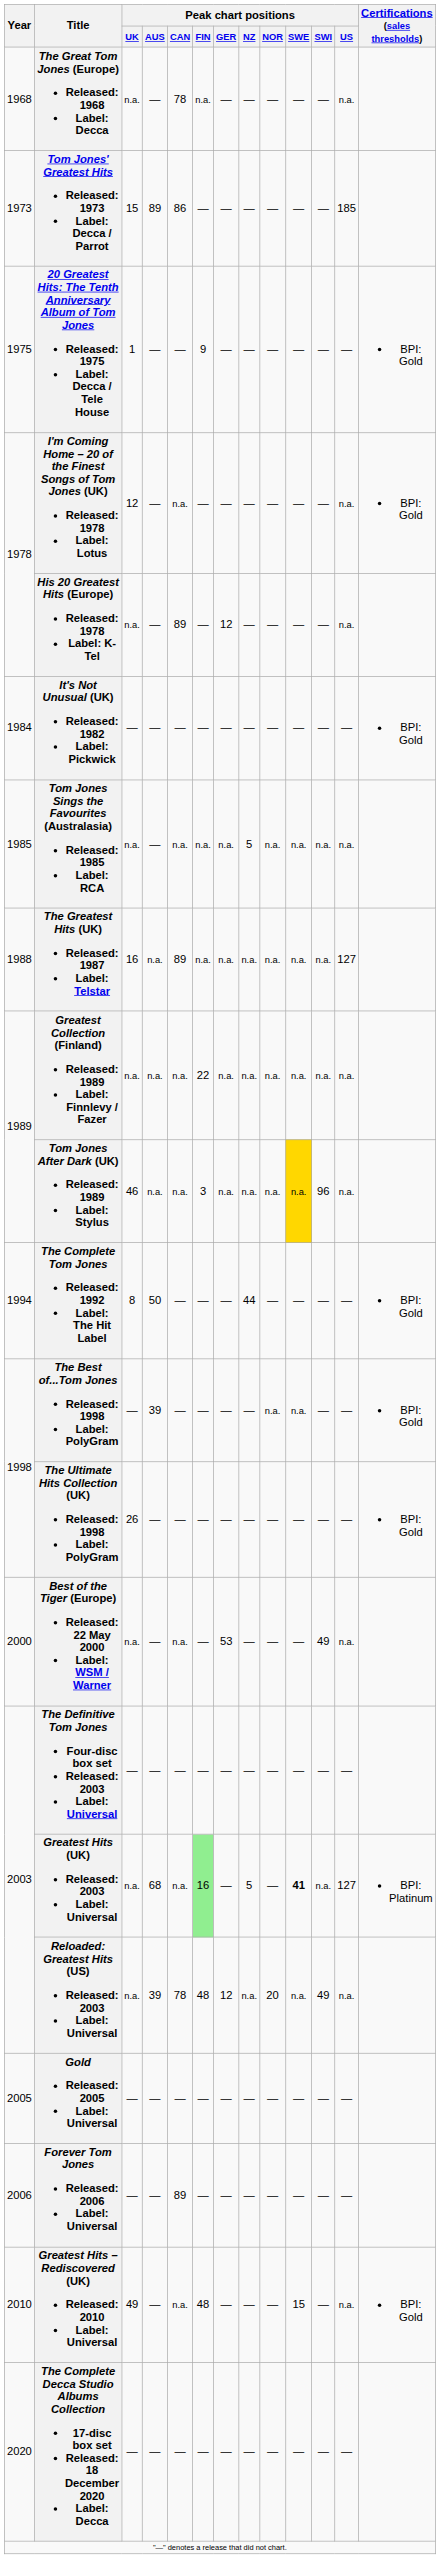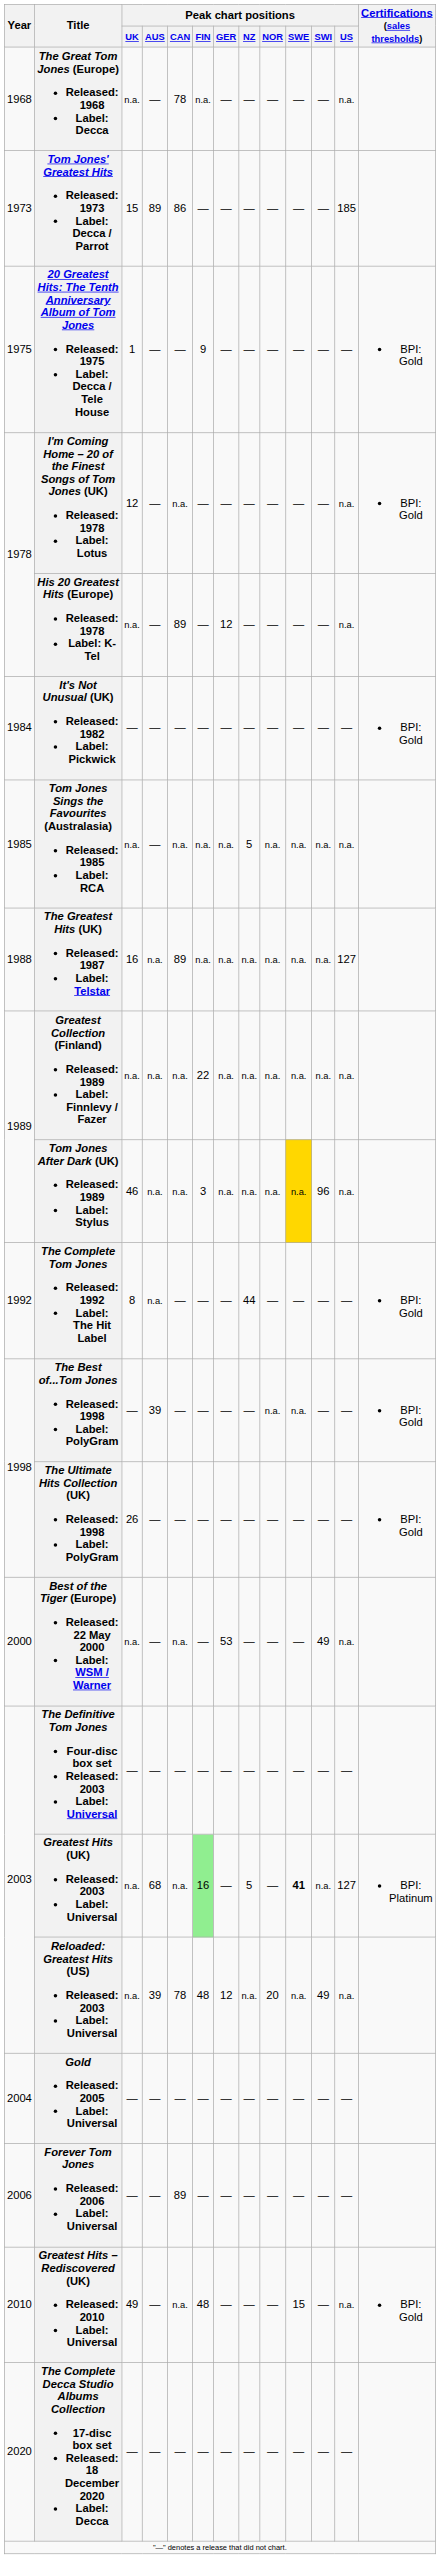(19, 1300) 1994 -> (19, 1300) 1992
(155, 1300) 50 -> (155, 1301) n.a.
(19, 2098) 2005 -> (19, 2098) 2004
